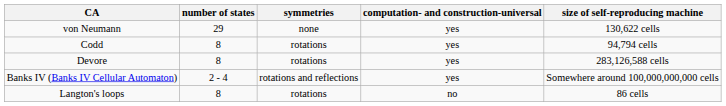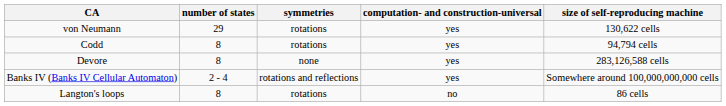(309, 28) none -> (309, 28) rotations
(309, 61) rotations -> (309, 61) none
